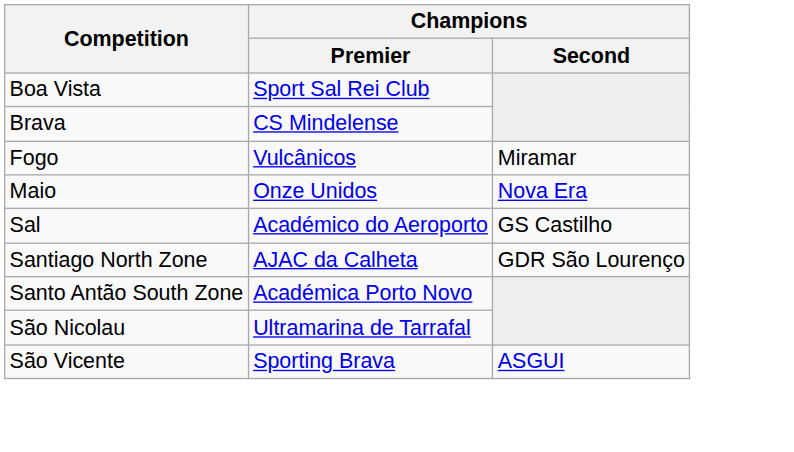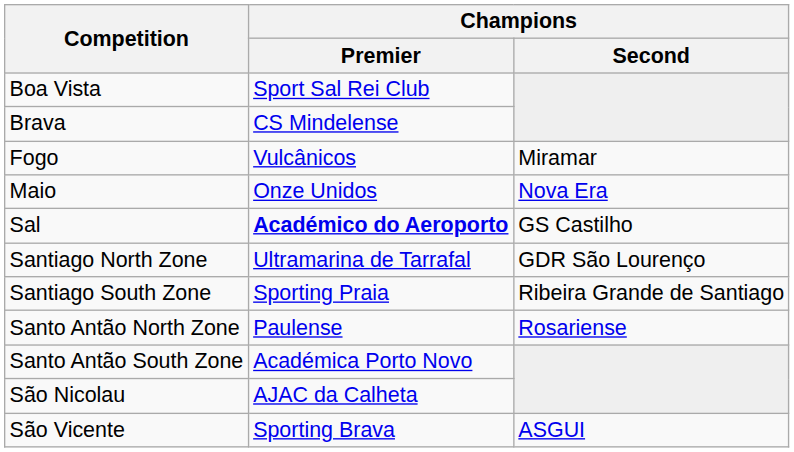(371, 225) normal -> (381, 225) bold
(335, 259) AJAC da Calheta -> (362, 259) Ultramarina de Tarrafal
+ row: (110, 293)
+ row: (125, 327)
(362, 327) Ultramarina de Tarrafal -> (335, 395) AJAC da Calheta
